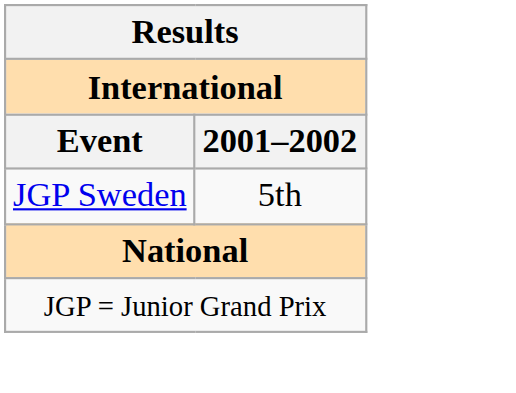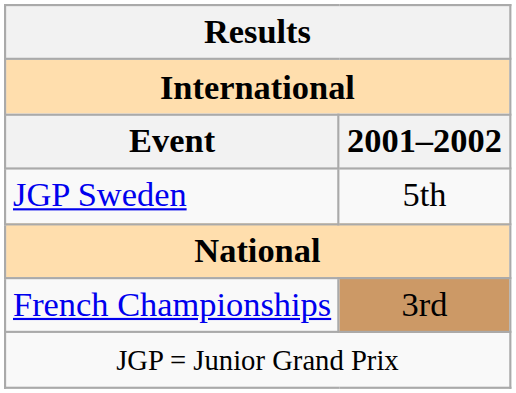+ row: (172, 304)
